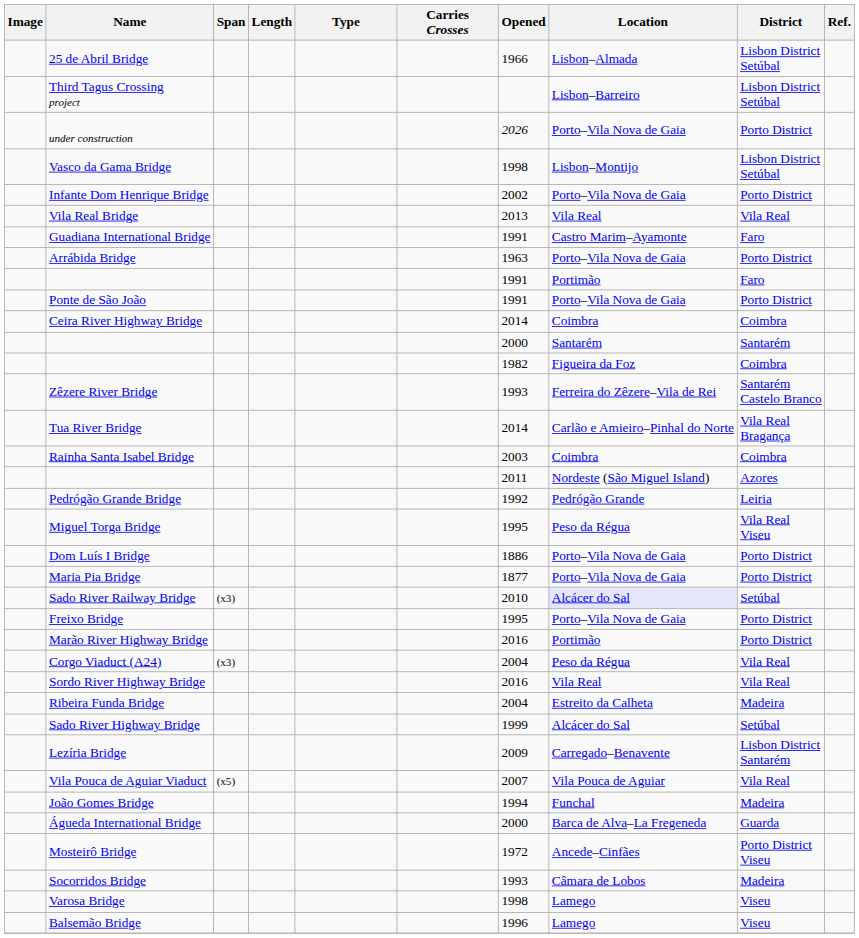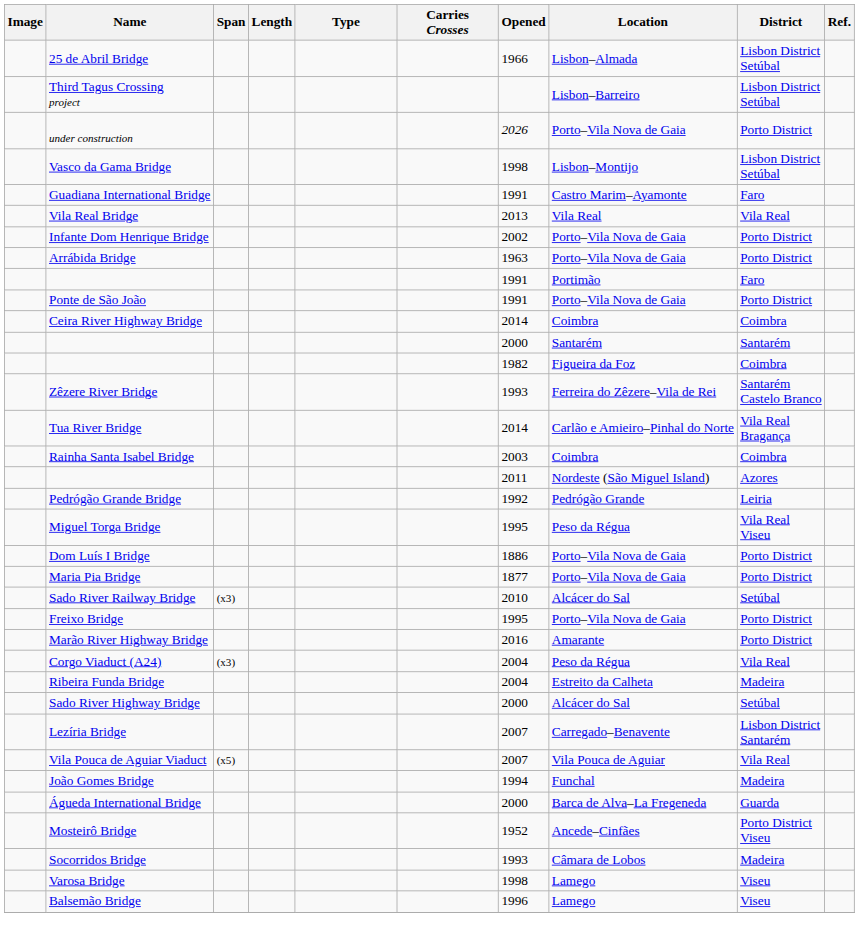rows swapped: (130, 237) <-> (129, 195)
(591, 597) lavender background -> (591, 597) no background
(576, 640) Portimão -> (578, 640) Amarante
- row: (127, 682)
(515, 724) 1999 -> (515, 703) 2000
(515, 752) 2009 -> (515, 731) 2007
(515, 851) 1972 -> (515, 830) 1952
